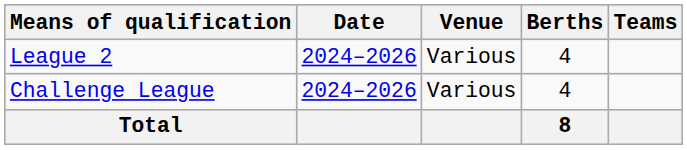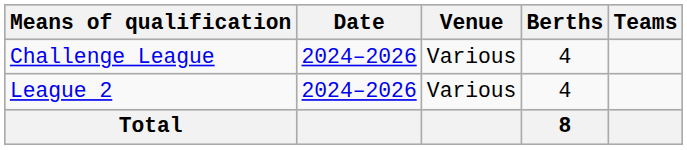rows swapped: (61, 57) <-> (112, 92)
